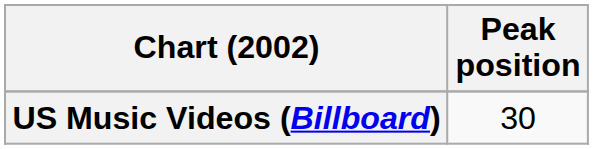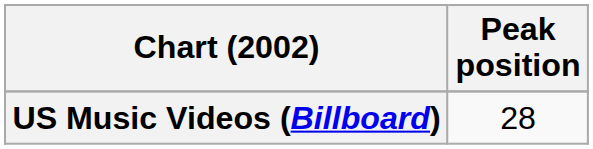(518, 117) 30 -> (518, 117) 28
